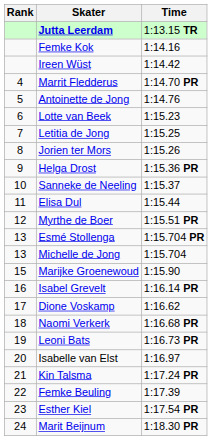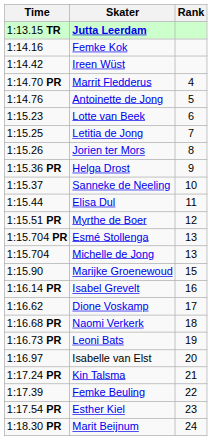columns swapped: (20, 13) <-> (174, 13)
